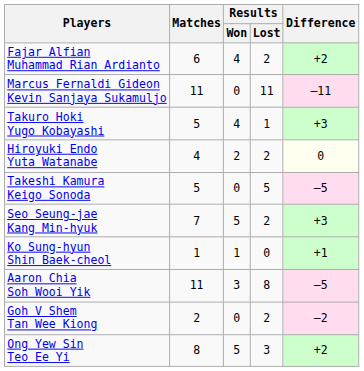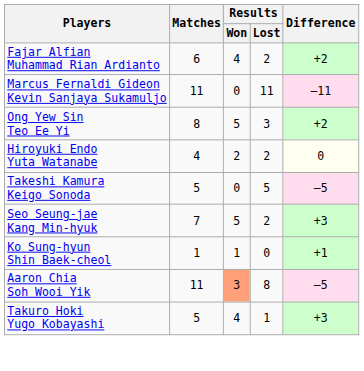rows swapped: (56, 124) <-> (45, 351)
(237, 286) no background -> (237, 286) lightsalmon background
- row: (52, 318)
